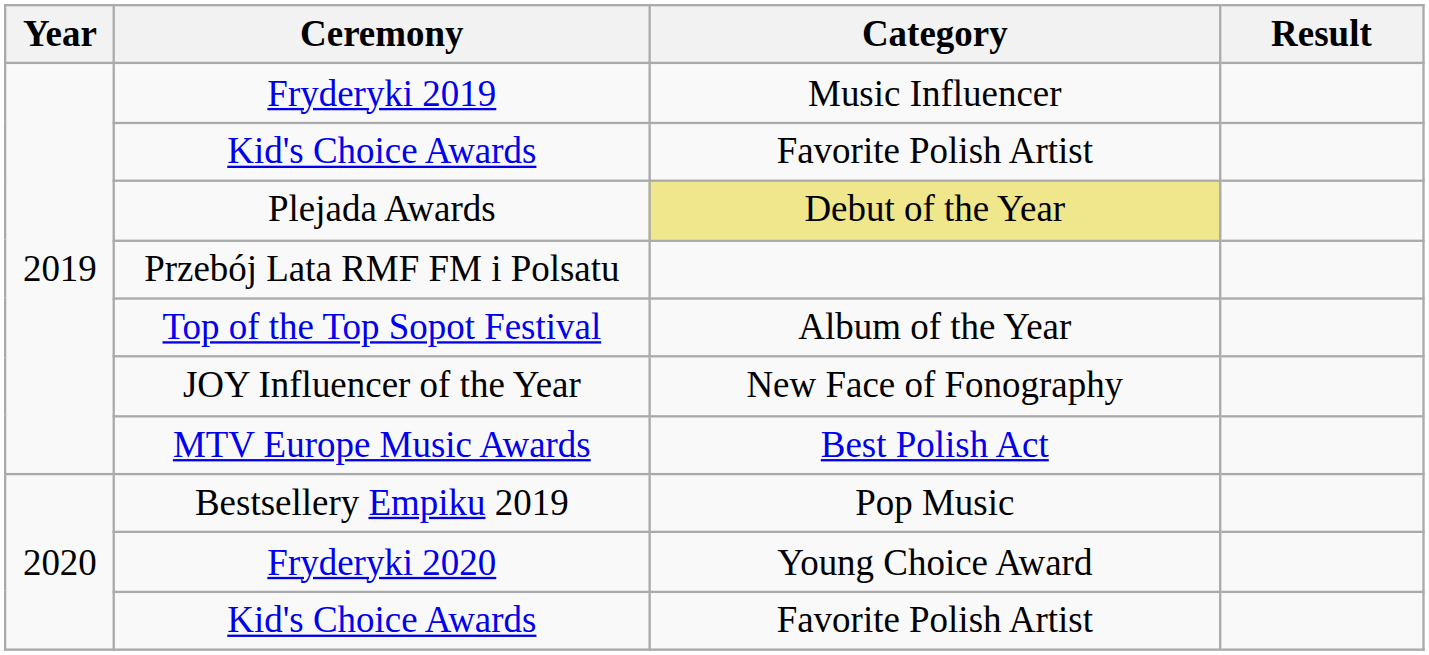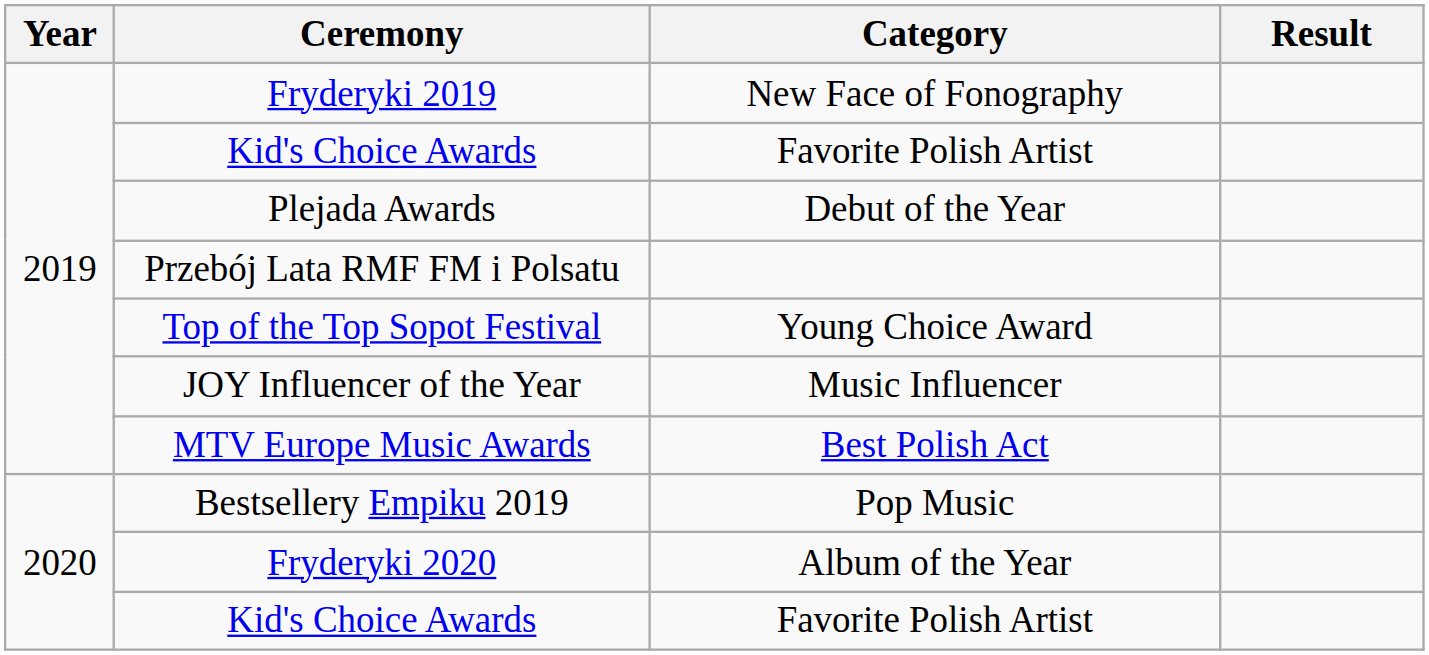(935, 92) Music Influencer -> (935, 92) New Face of Fonography
(935, 209) khaki background -> (935, 209) no background
(935, 326) Album of the Year -> (935, 326) Young Choice Award
(935, 385) New Face of Fonography -> (935, 385) Music Influencer
(935, 561) Young Choice Award -> (935, 561) Album of the Year
